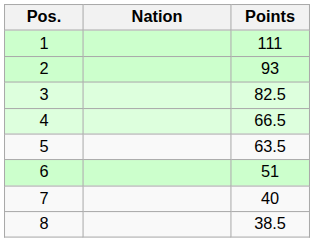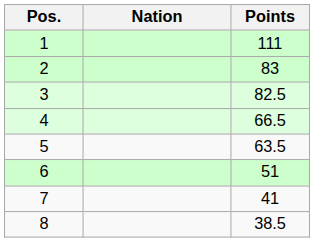(270, 69) 93 -> (270, 69) 83
(270, 198) 40 -> (270, 198) 41
